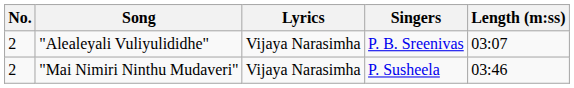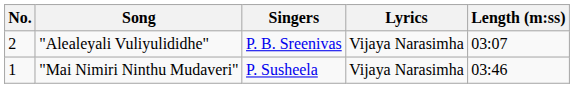columns swapped: (416, 17) <-> (303, 17)
(12, 70) 2 -> (12, 70) 1
